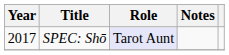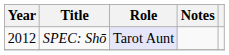(22, 38) 2017 -> (22, 38) 2012
